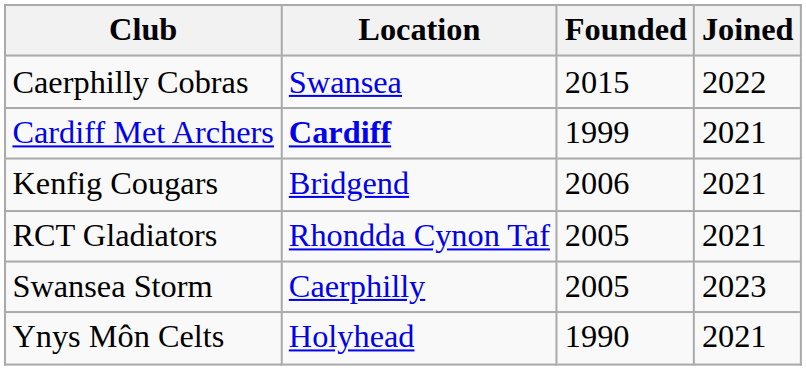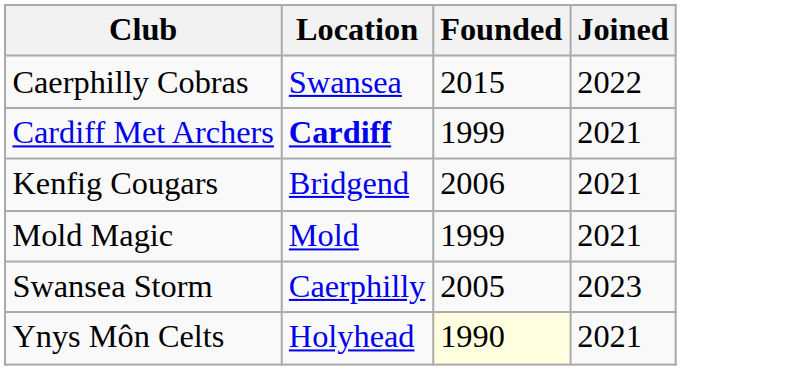+ row: (93, 235)
- row: (115, 235)
(597, 337) no background -> (473, 337) lightyellow background
